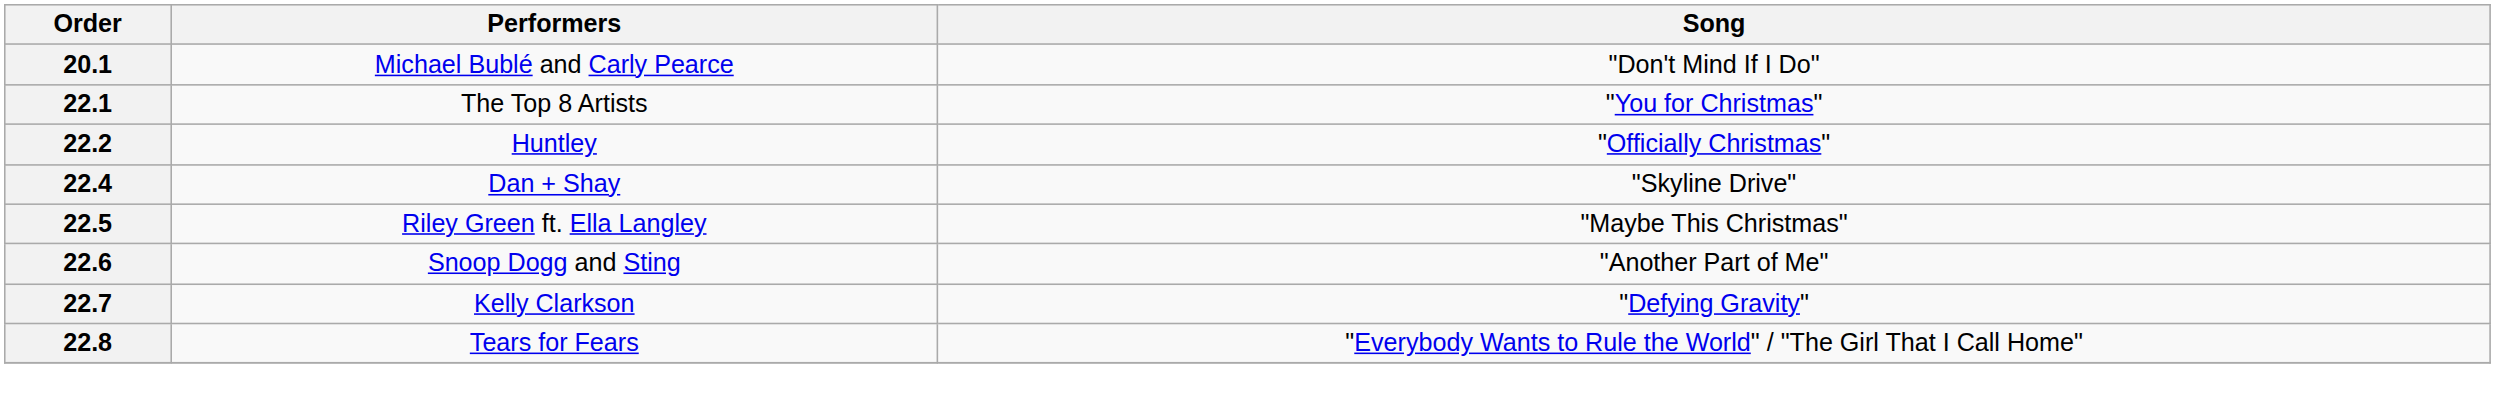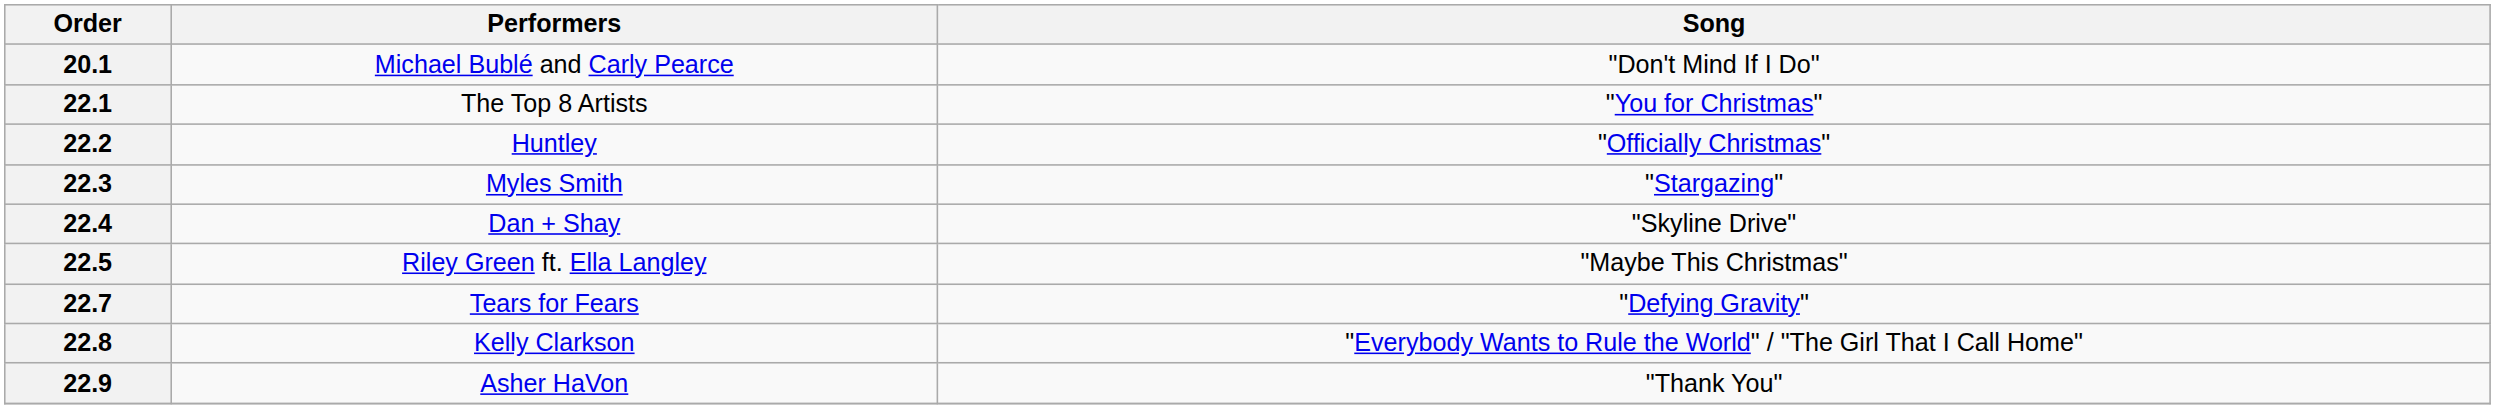+ row: (88, 183)
- row: (88, 263)
(554, 303) Kelly Clarkson -> (554, 303) Tears for Fears
(554, 343) Tears for Fears -> (554, 343) Kelly Clarkson
+ row: (88, 382)
